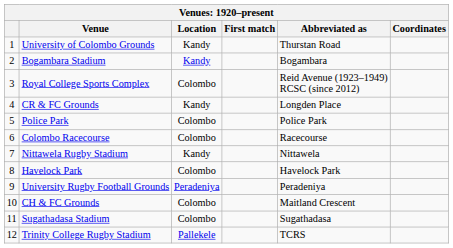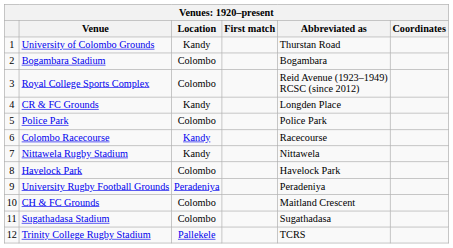(197, 61) Kandy -> (197, 61) Colombo
(197, 137) Colombo -> (197, 137) Kandy
